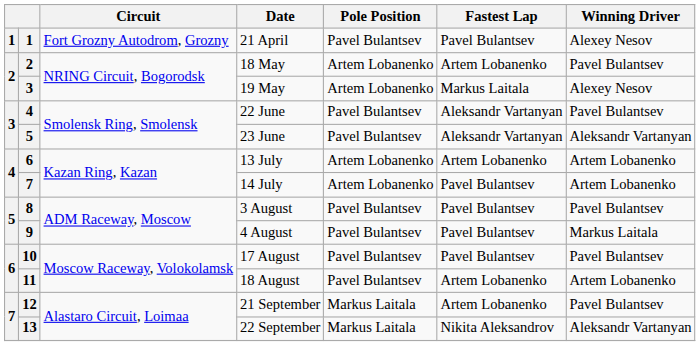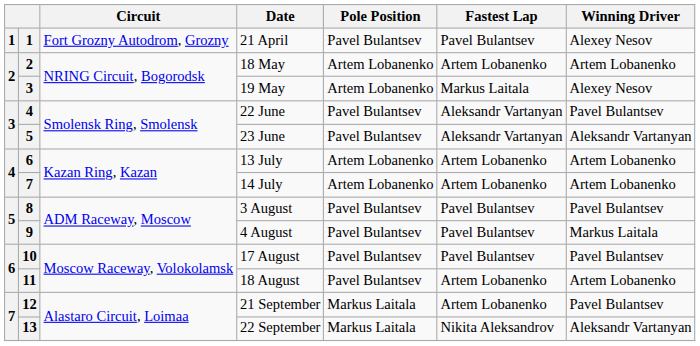(617, 64) Pavel Bulantsev -> (623, 64) Artem Lobanenko
(488, 184) Pavel Bulantsev -> (494, 184) Artem Lobanenko
